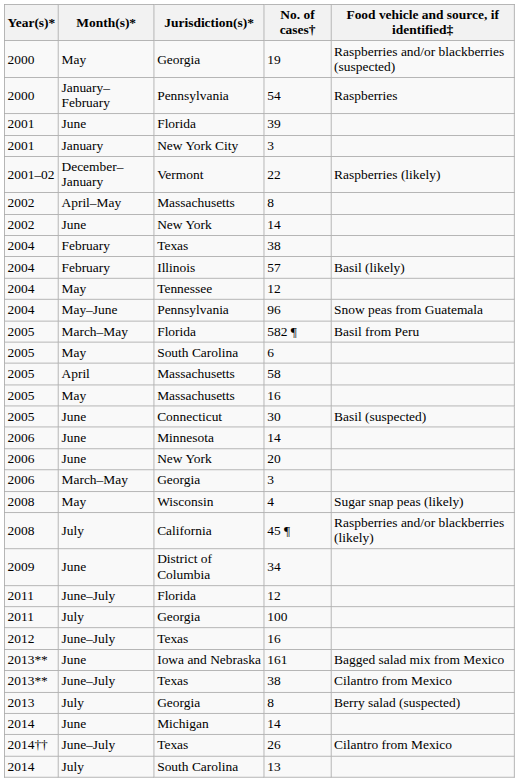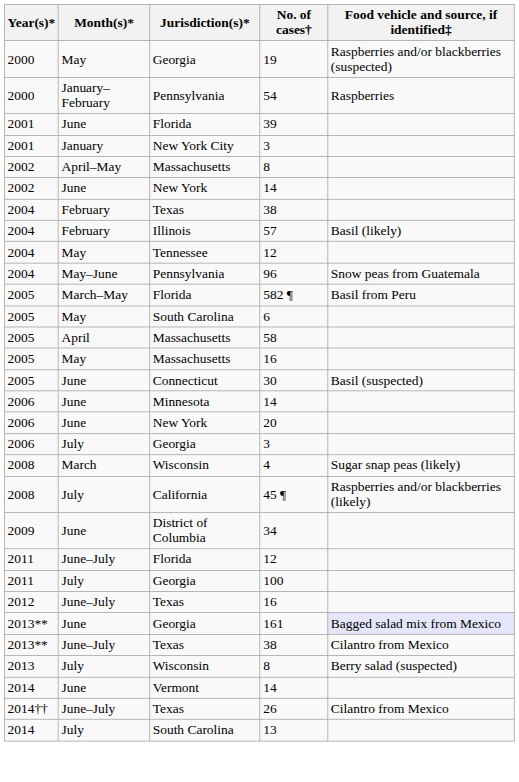- row: (31, 174)
(95, 480) March–May -> (73, 444) July
(74, 501) May -> (79, 465) March
(209, 660) Iowa and Nebraska -> (174, 623) Georgia
(419, 660) no background -> (416, 623) lavender background
(179, 702) Georgia -> (181, 666) Wisconsin
(183, 724) Michigan -> (176, 687) Vermont
